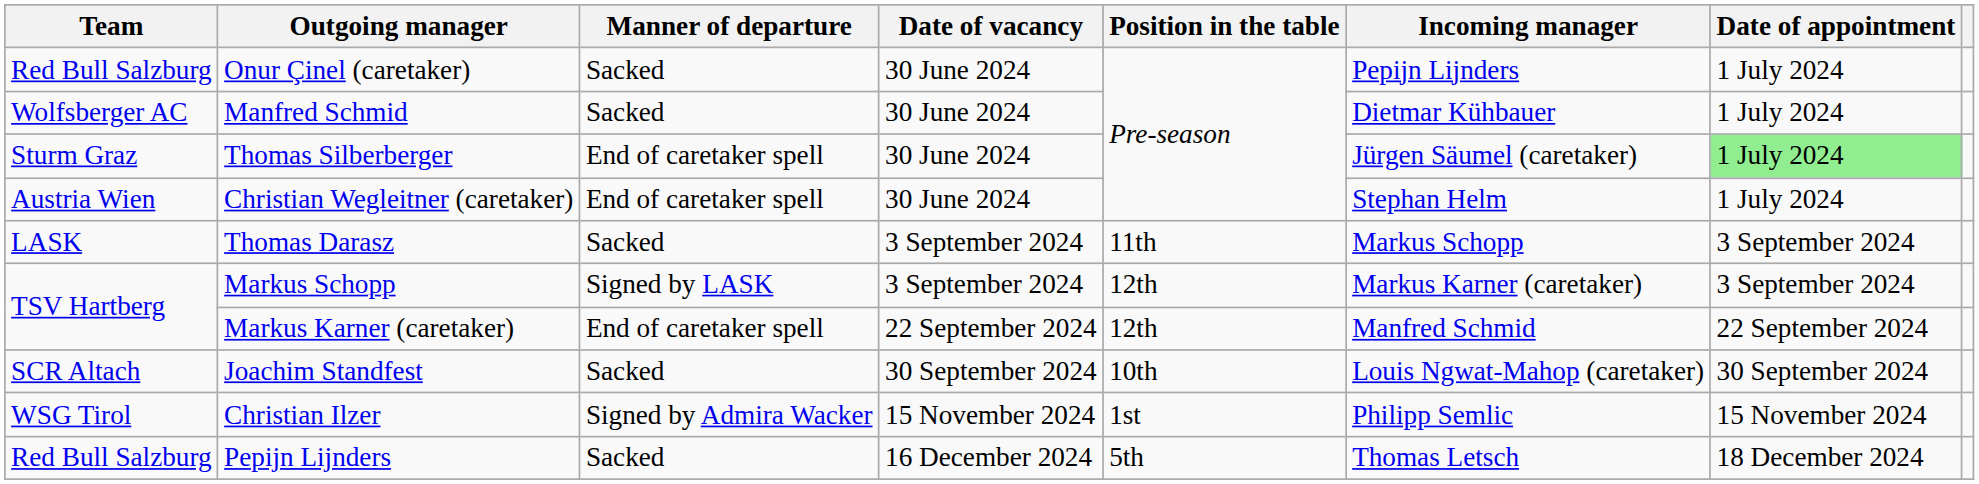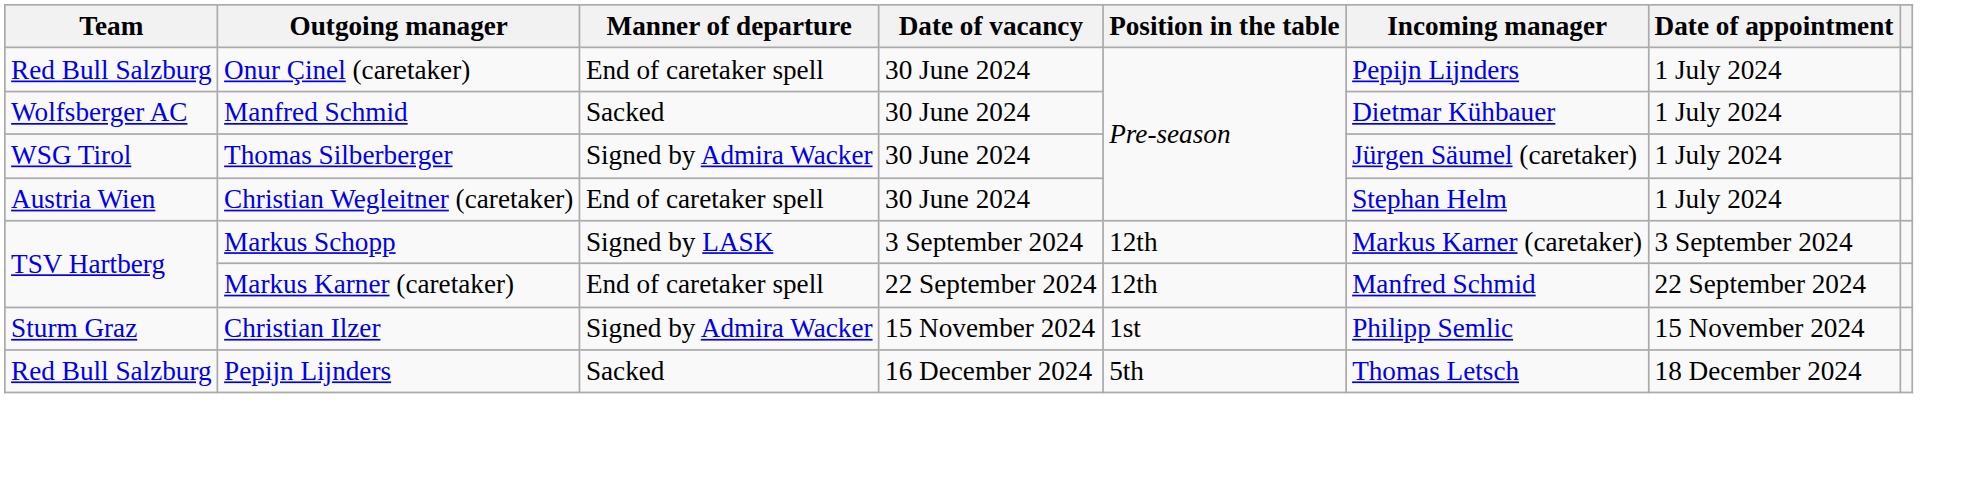(625, 69) Sacked -> (705, 69) End of caretaker spell
(74, 155) Sturm Graz -> (71, 155) WSG Tirol
(705, 155) End of caretaker spell -> (729, 155) Signed by Admira Wacker
(1780, 155) lightgreen background -> (1718, 155) no background
- row: (309, 241)
- row: (323, 371)
(71, 414) WSG Tirol -> (74, 328) Sturm Graz
